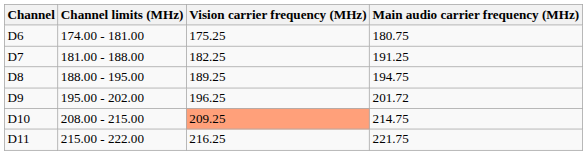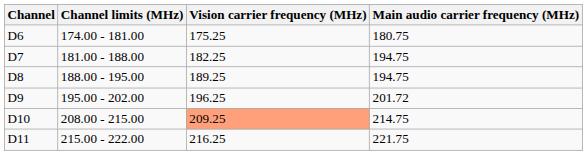(391, 56) 191.25 -> (391, 56) 194.75
